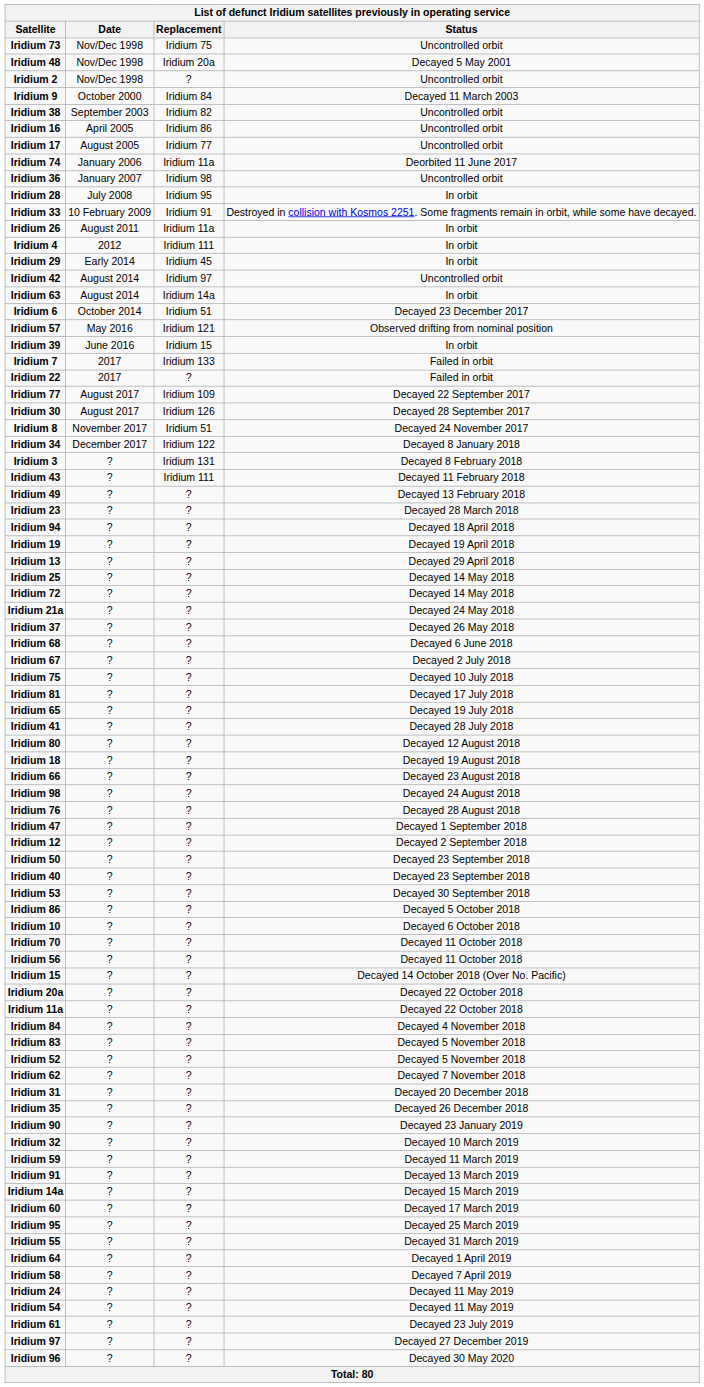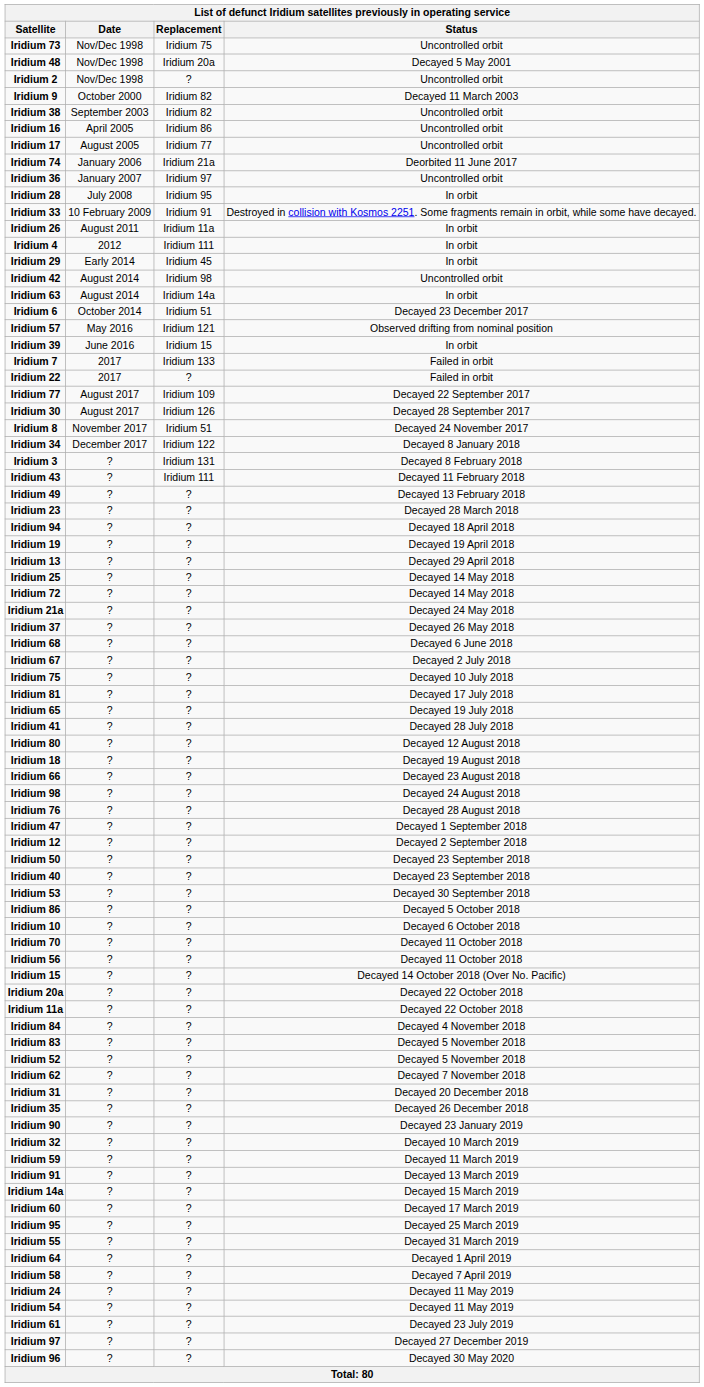(189, 96) Iridium 84 -> (189, 96) Iridium 82
(189, 162) Iridium 11a -> (189, 162) Iridium 21a
(189, 179) Iridium 98 -> (189, 179) Iridium 97
(189, 278) Iridium 97 -> (189, 278) Iridium 98
